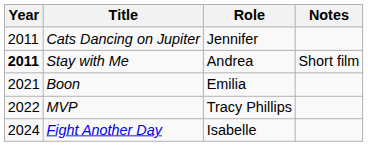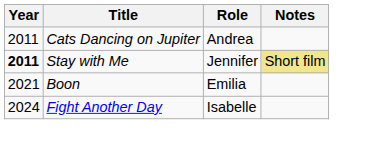(232, 38) Jennifer -> (230, 38) Andrea
(230, 61) Andrea -> (232, 61) Jennifer
(329, 61) no background -> (295, 61) khaki background
- row: (62, 107)
